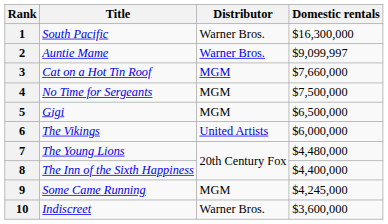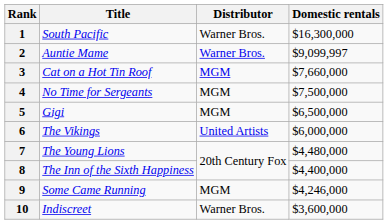(320, 190) $4,245,000 -> (320, 190) $4,246,000
